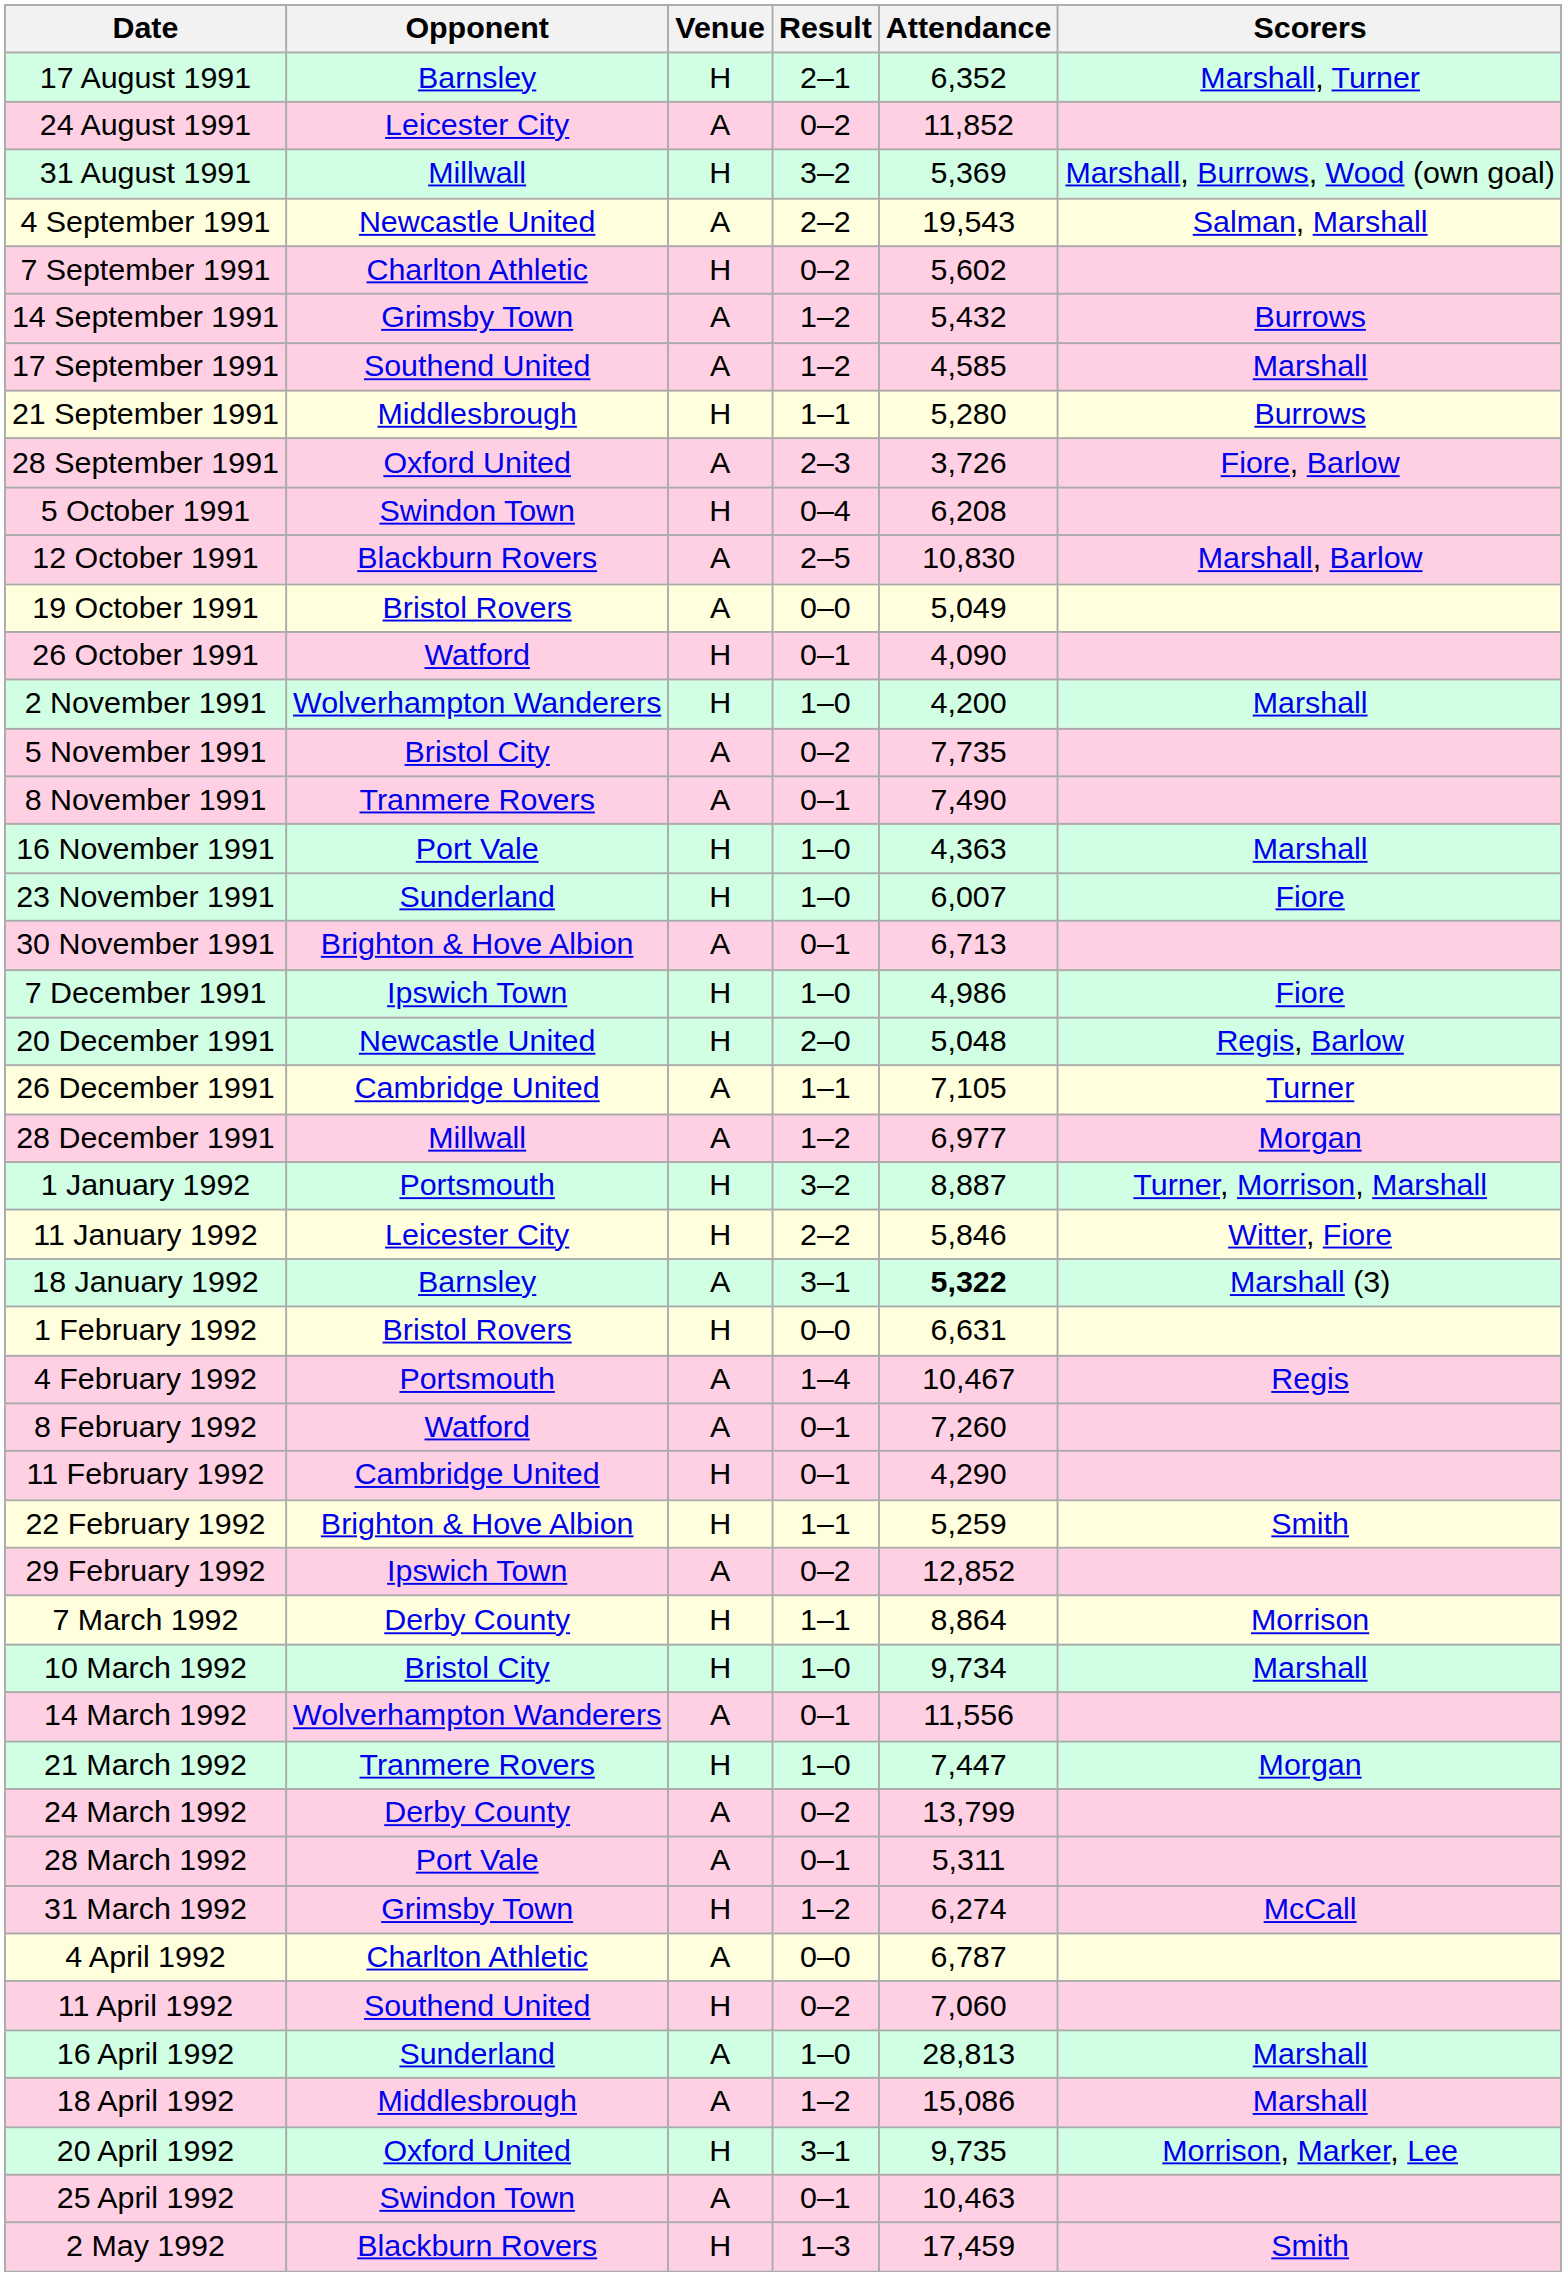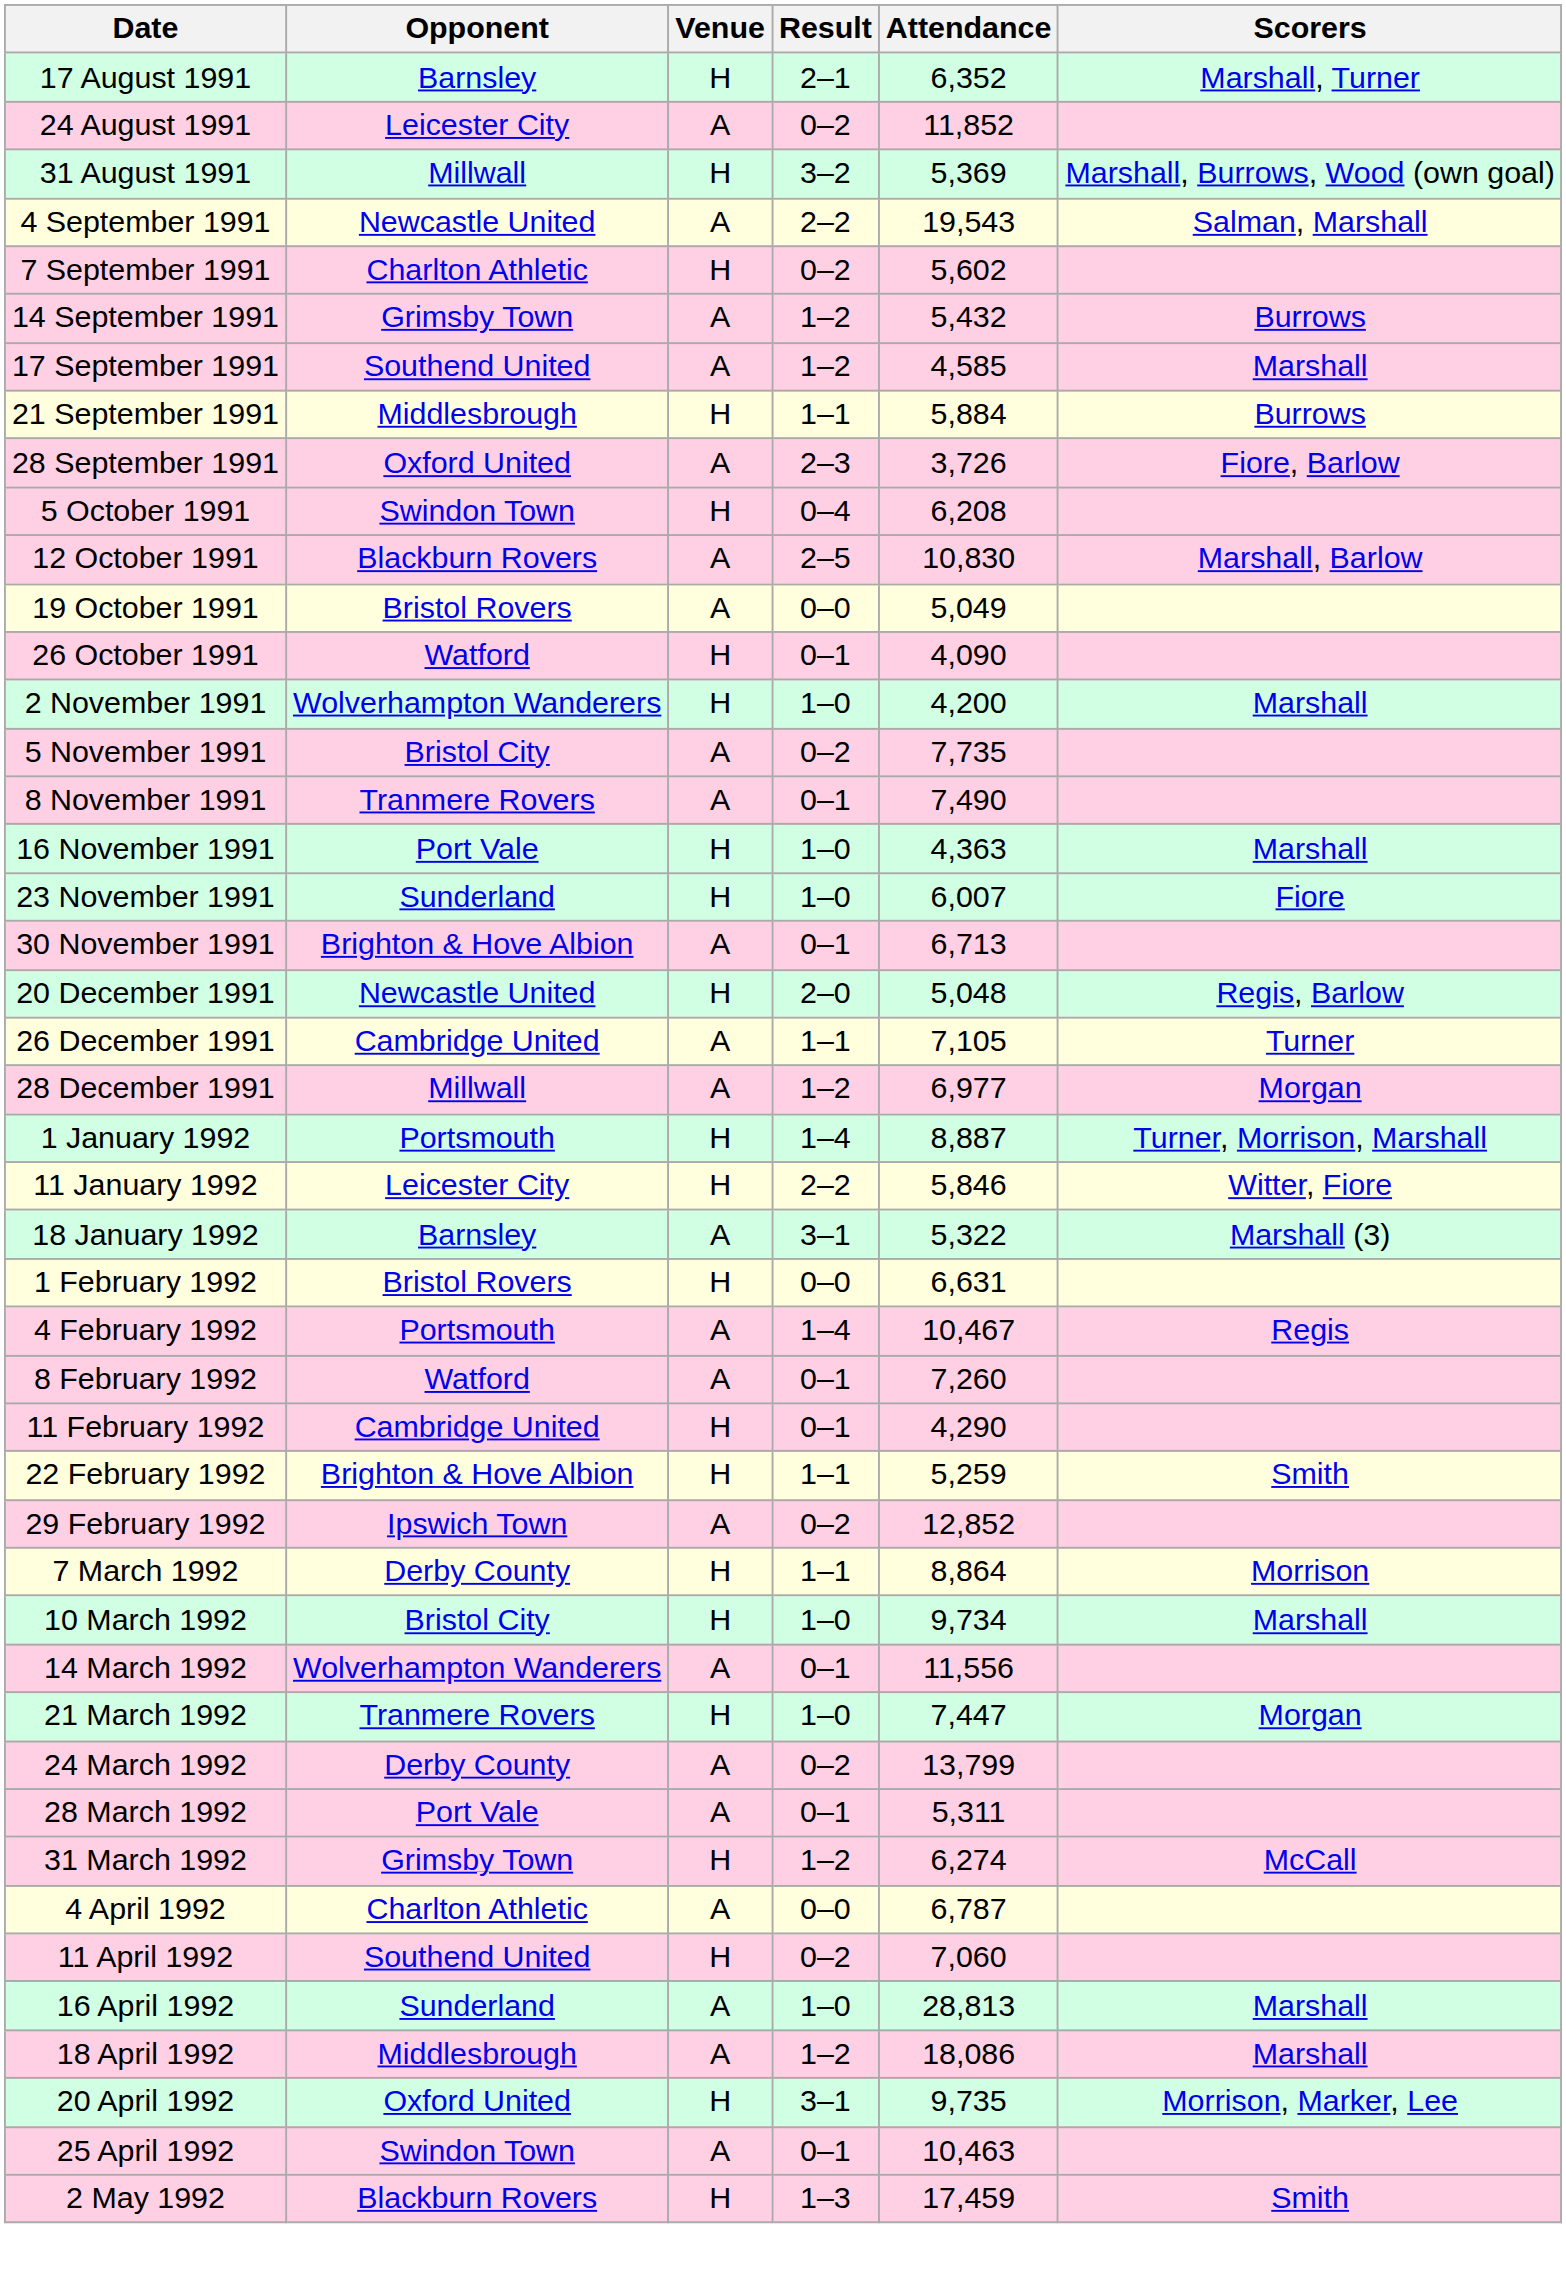(969, 414) 5,280 -> (969, 414) 5,884
- row: (145, 992)
(825, 1185) 3–2 -> (825, 1137) 1–4
(969, 1282) bold -> (969, 1233) normal
(969, 2101) 15,086 -> (969, 2053) 18,086
